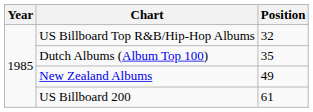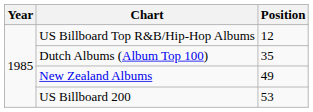(267, 35) 32 -> (267, 35) 12
(267, 96) 61 -> (267, 96) 53
